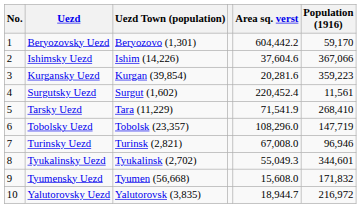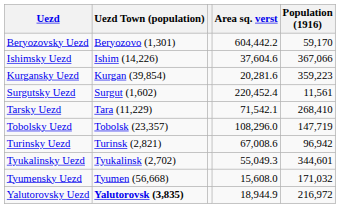- column: (15, 19)
(280, 110) 71,541.9 -> (259, 110) 71,542.1
(280, 144) 67,008.0 -> (259, 144) 67,008.6
(339, 144) 96,946 -> (318, 144) 96,942
(336, 178) 171,832 -> (315, 178) 171,032
(158, 195) normal -> (139, 195) bold
(280, 195) 18,944.7 -> (259, 195) 18,944.9
